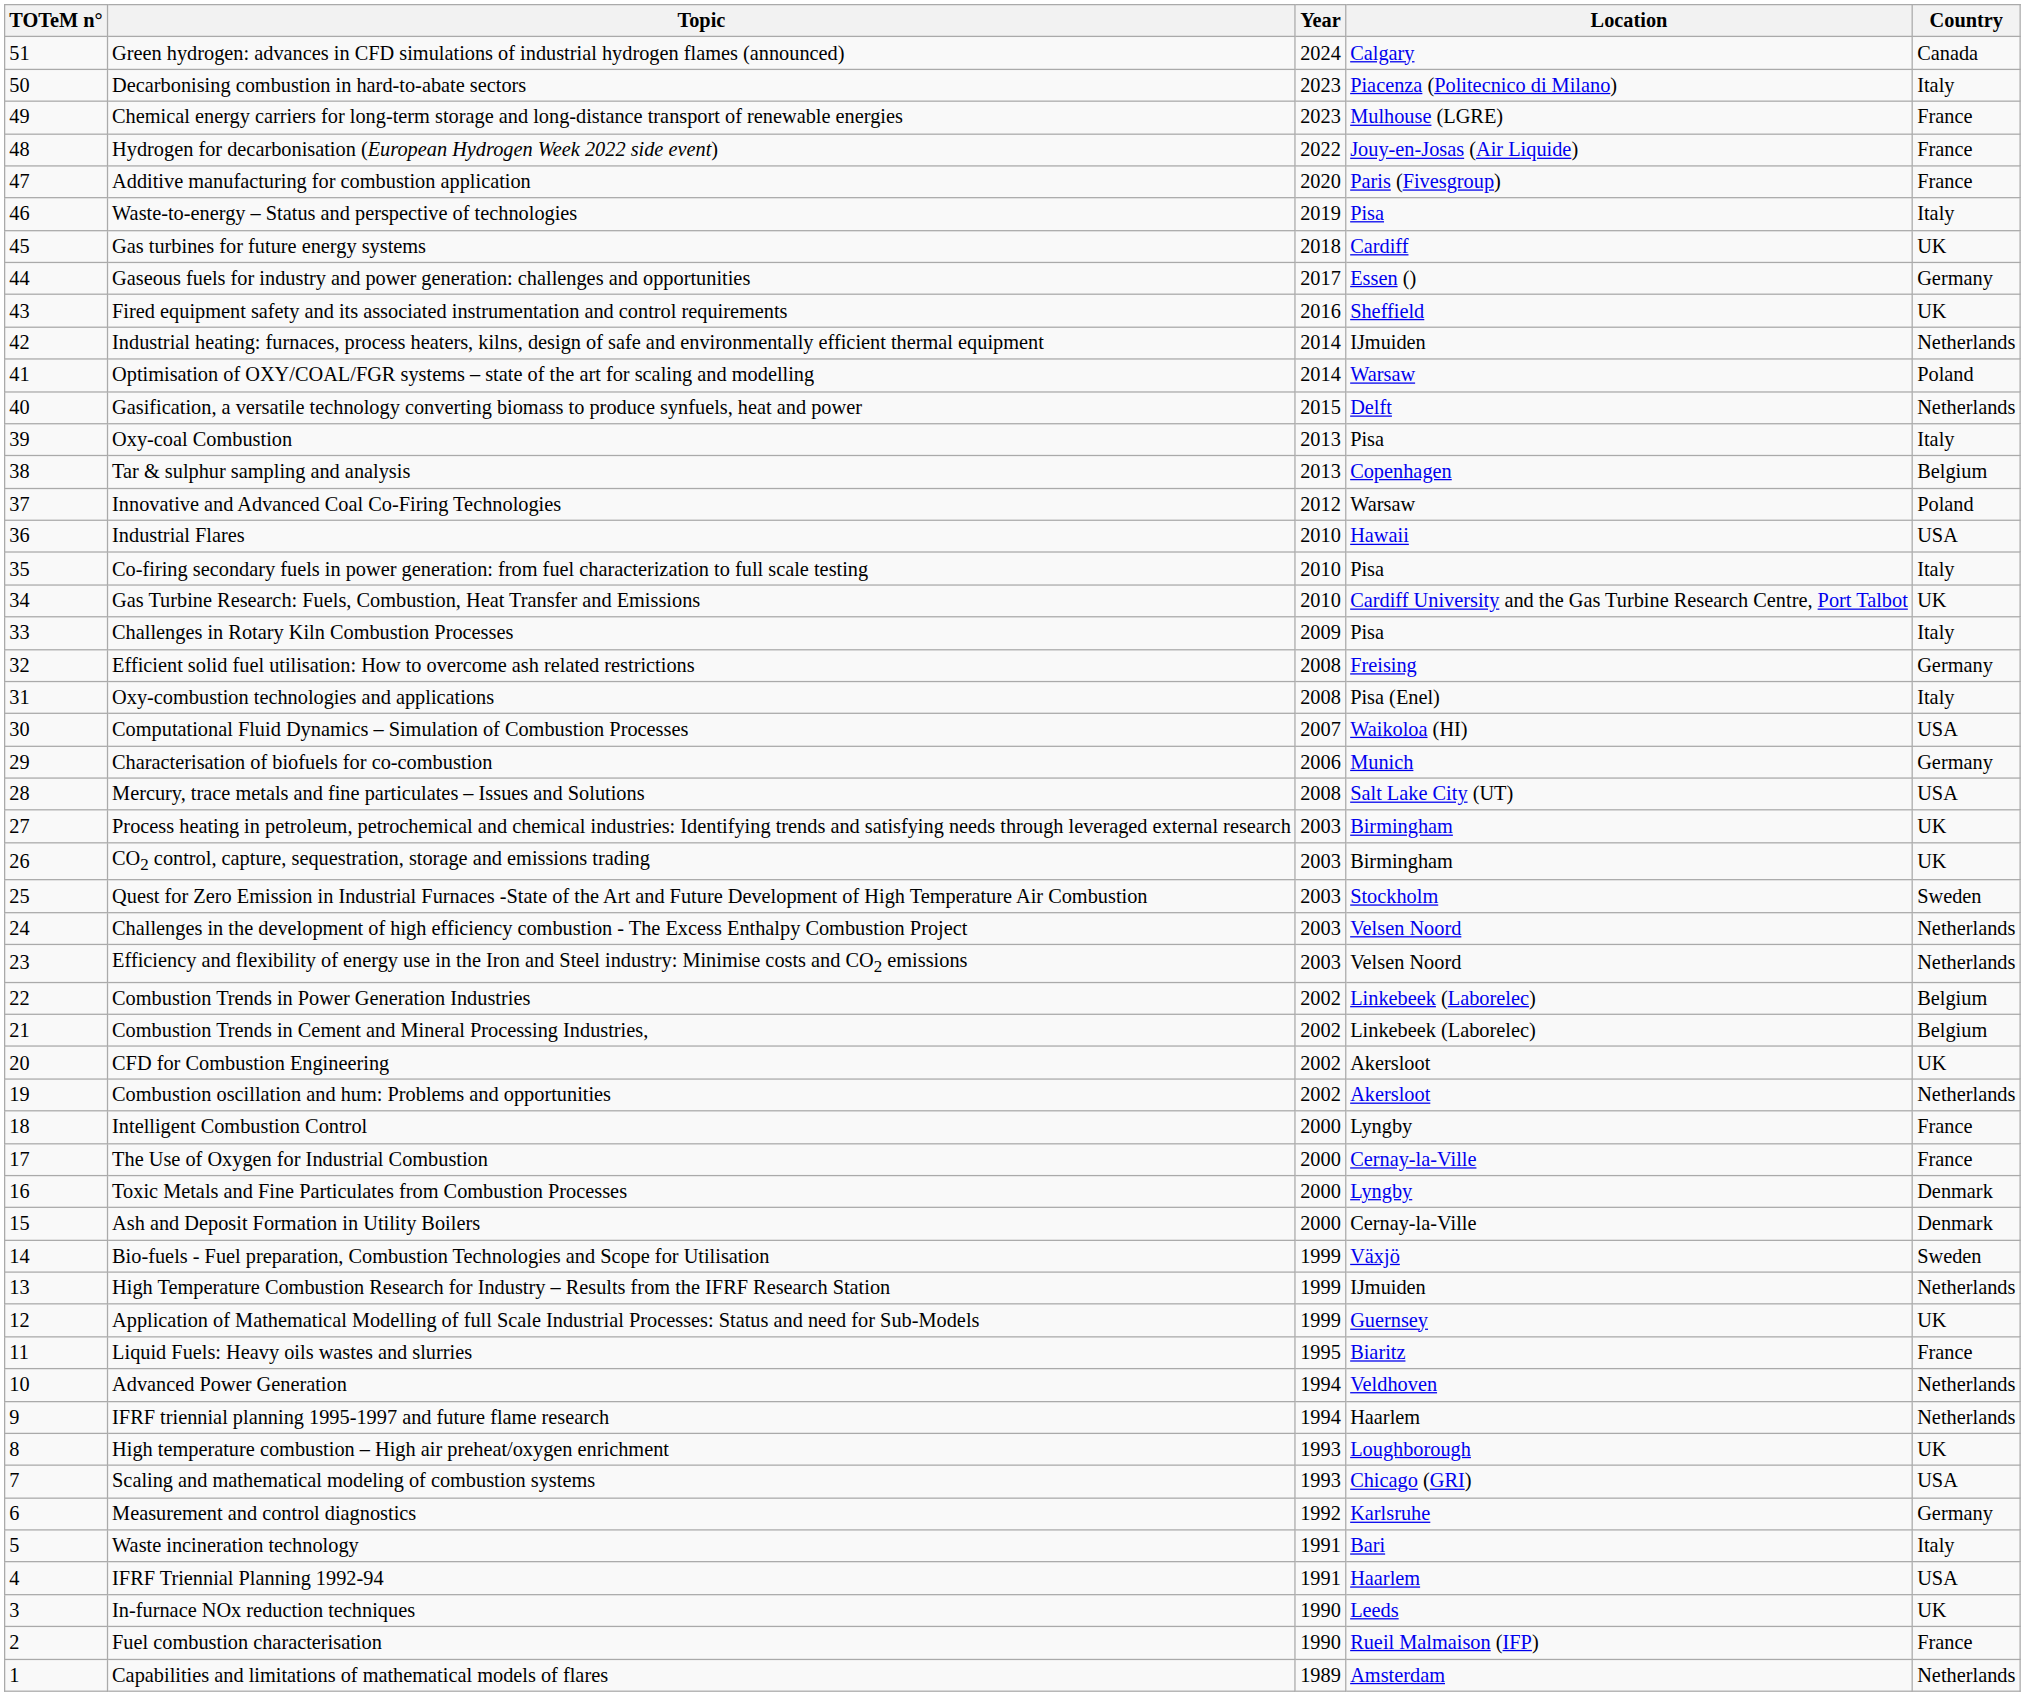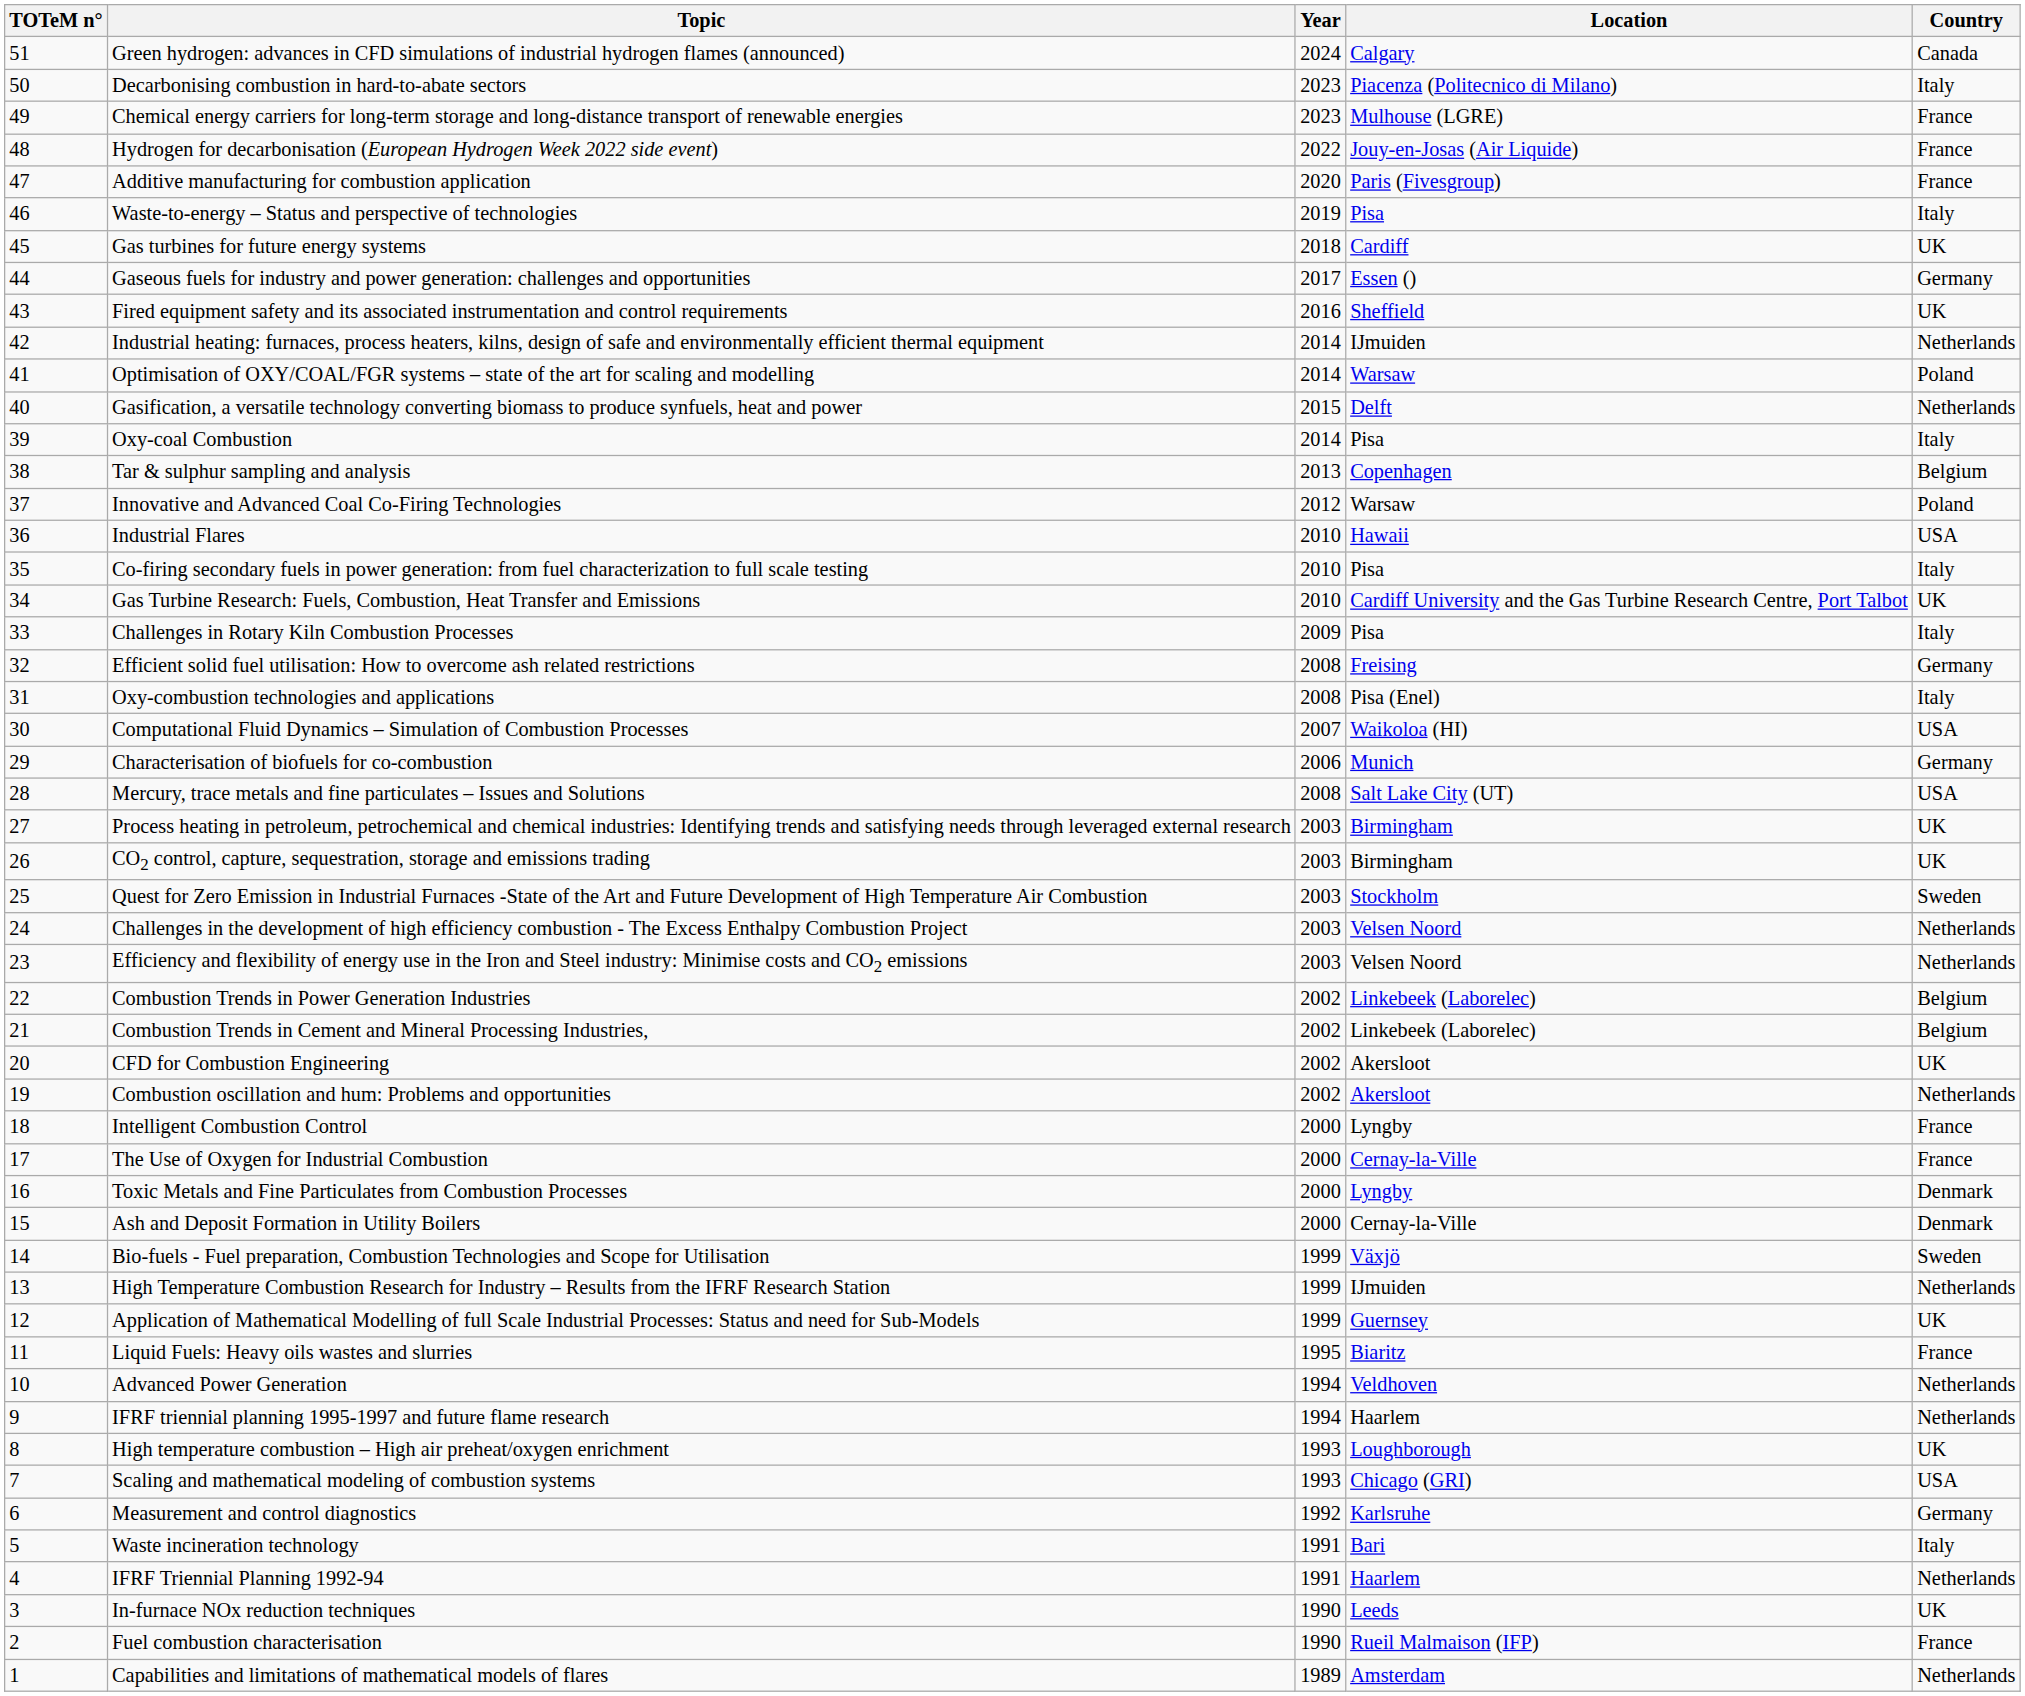(1320, 439) 2013 -> (1320, 439) 2014
(1938, 1578) USA -> (1966, 1578) Netherlands
